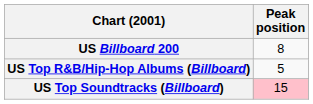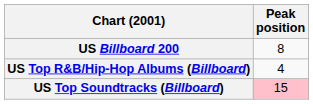(281, 68) 5 -> (281, 68) 4
